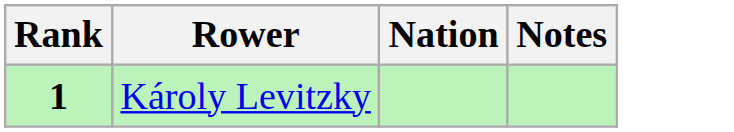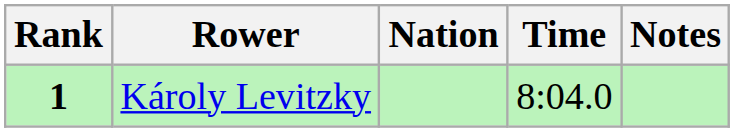+ column: (564, 34)
